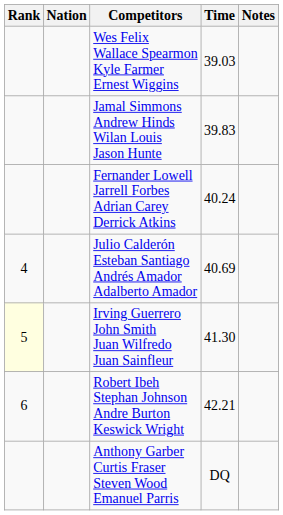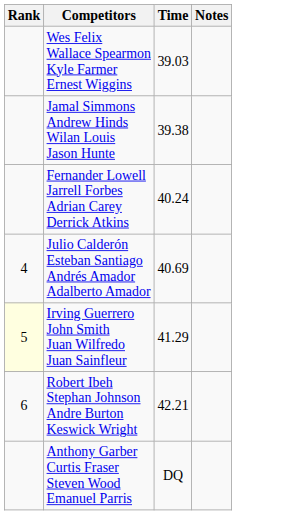- column: (67, 15)
(220, 130) 39.83 -> (173, 130) 39.38
(220, 337) 41.30 -> (173, 337) 41.29
